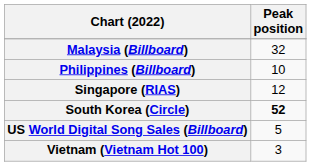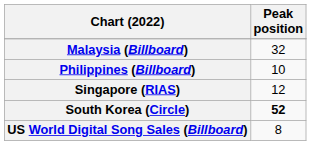(278, 130) 5 -> (278, 130) 8
- row: (127, 150)
